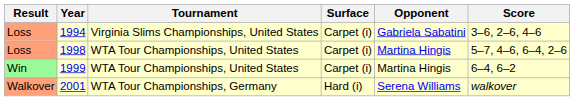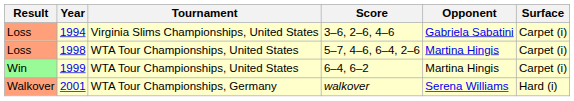columns swapped: (348, 13) <-> (519, 13)
